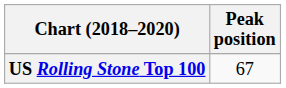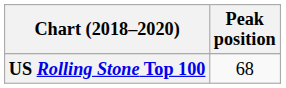(245, 68) 67 -> (245, 68) 68
